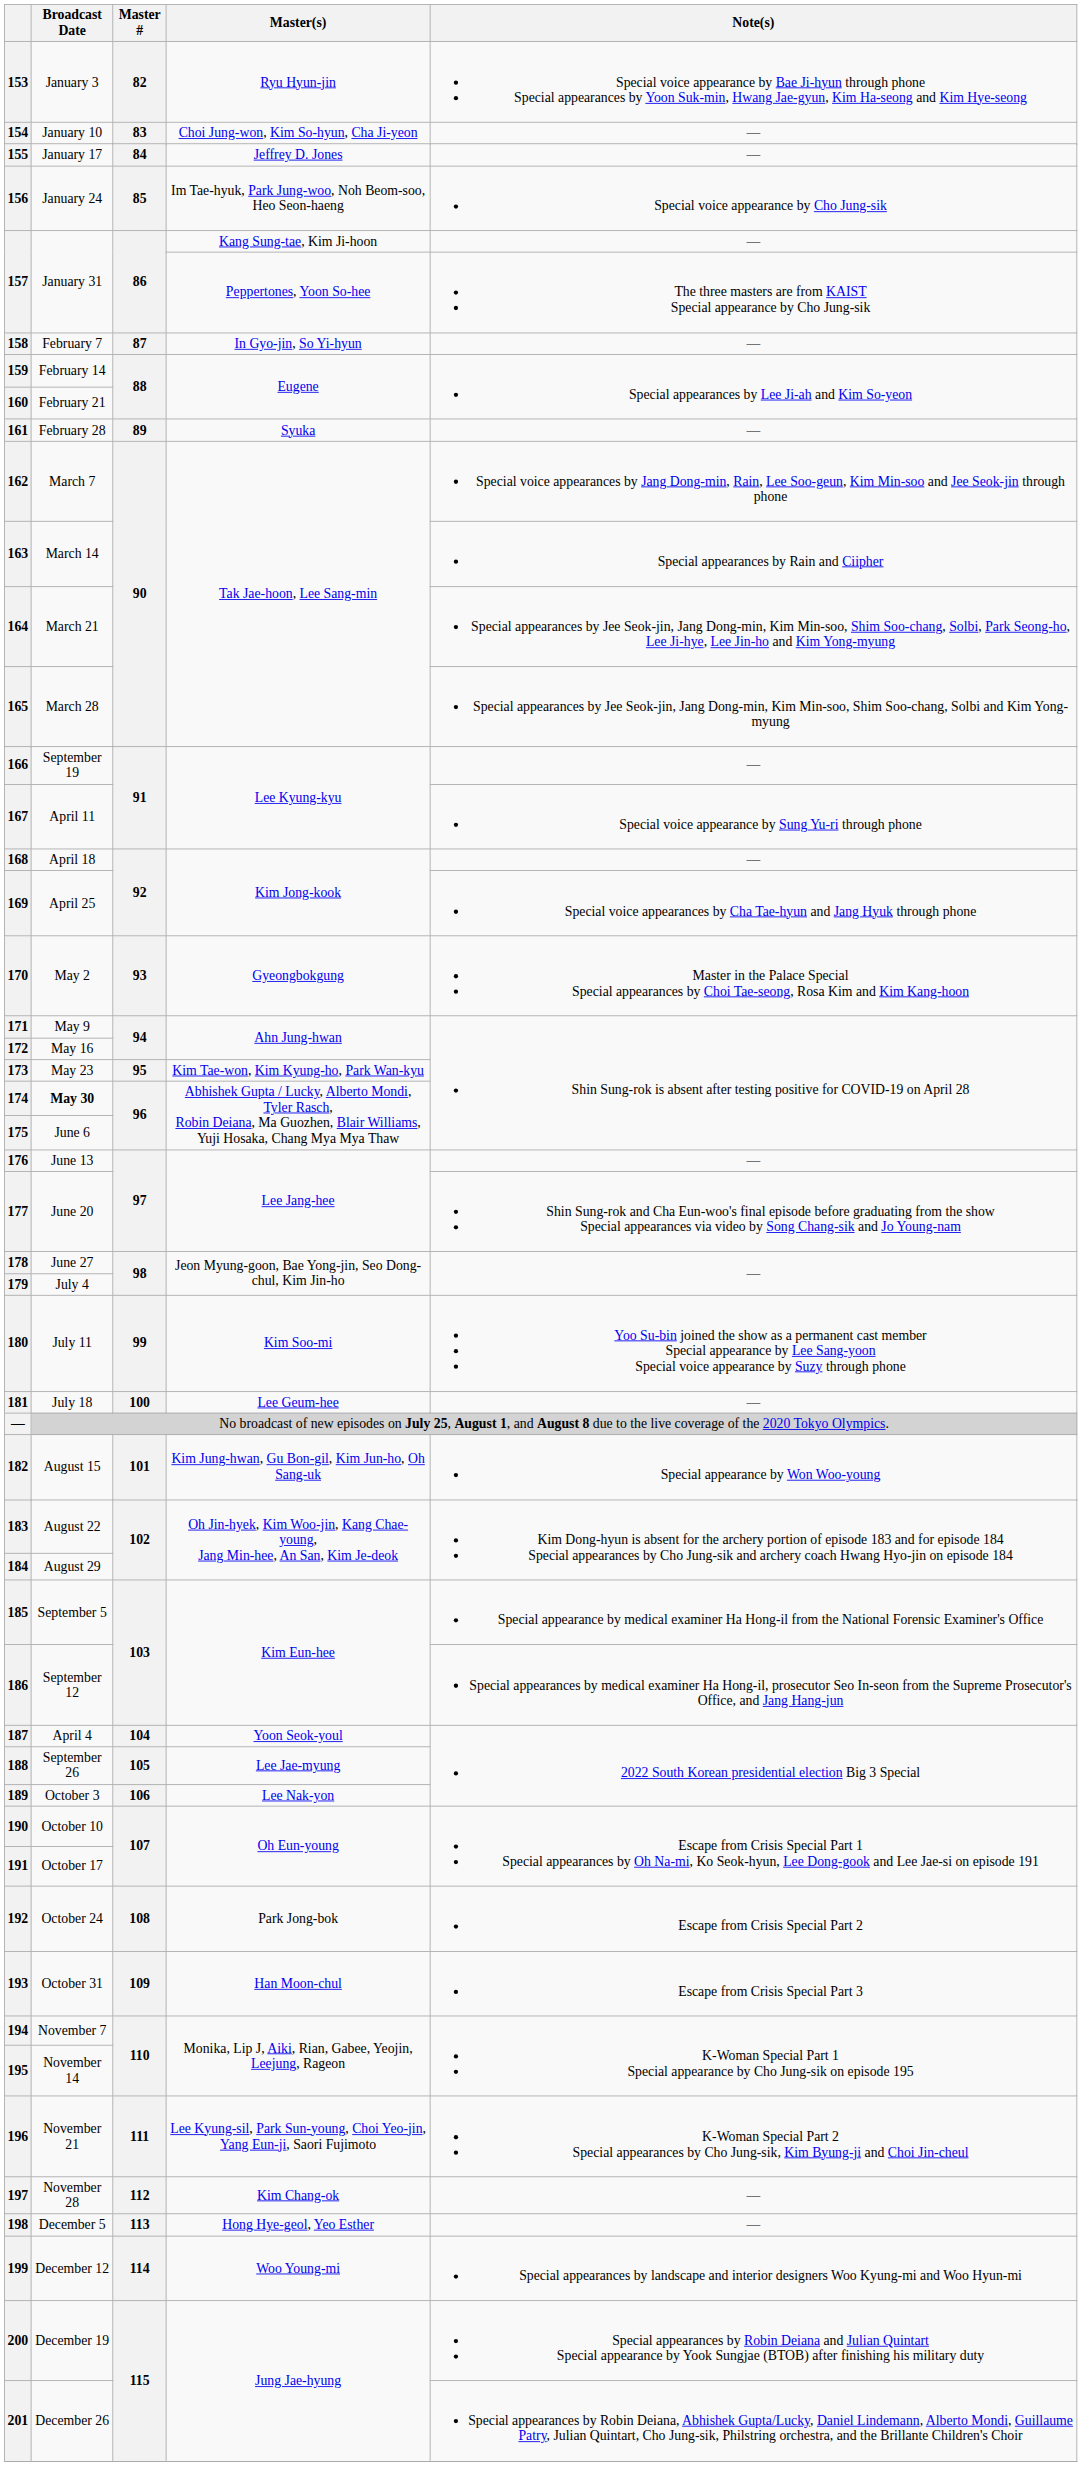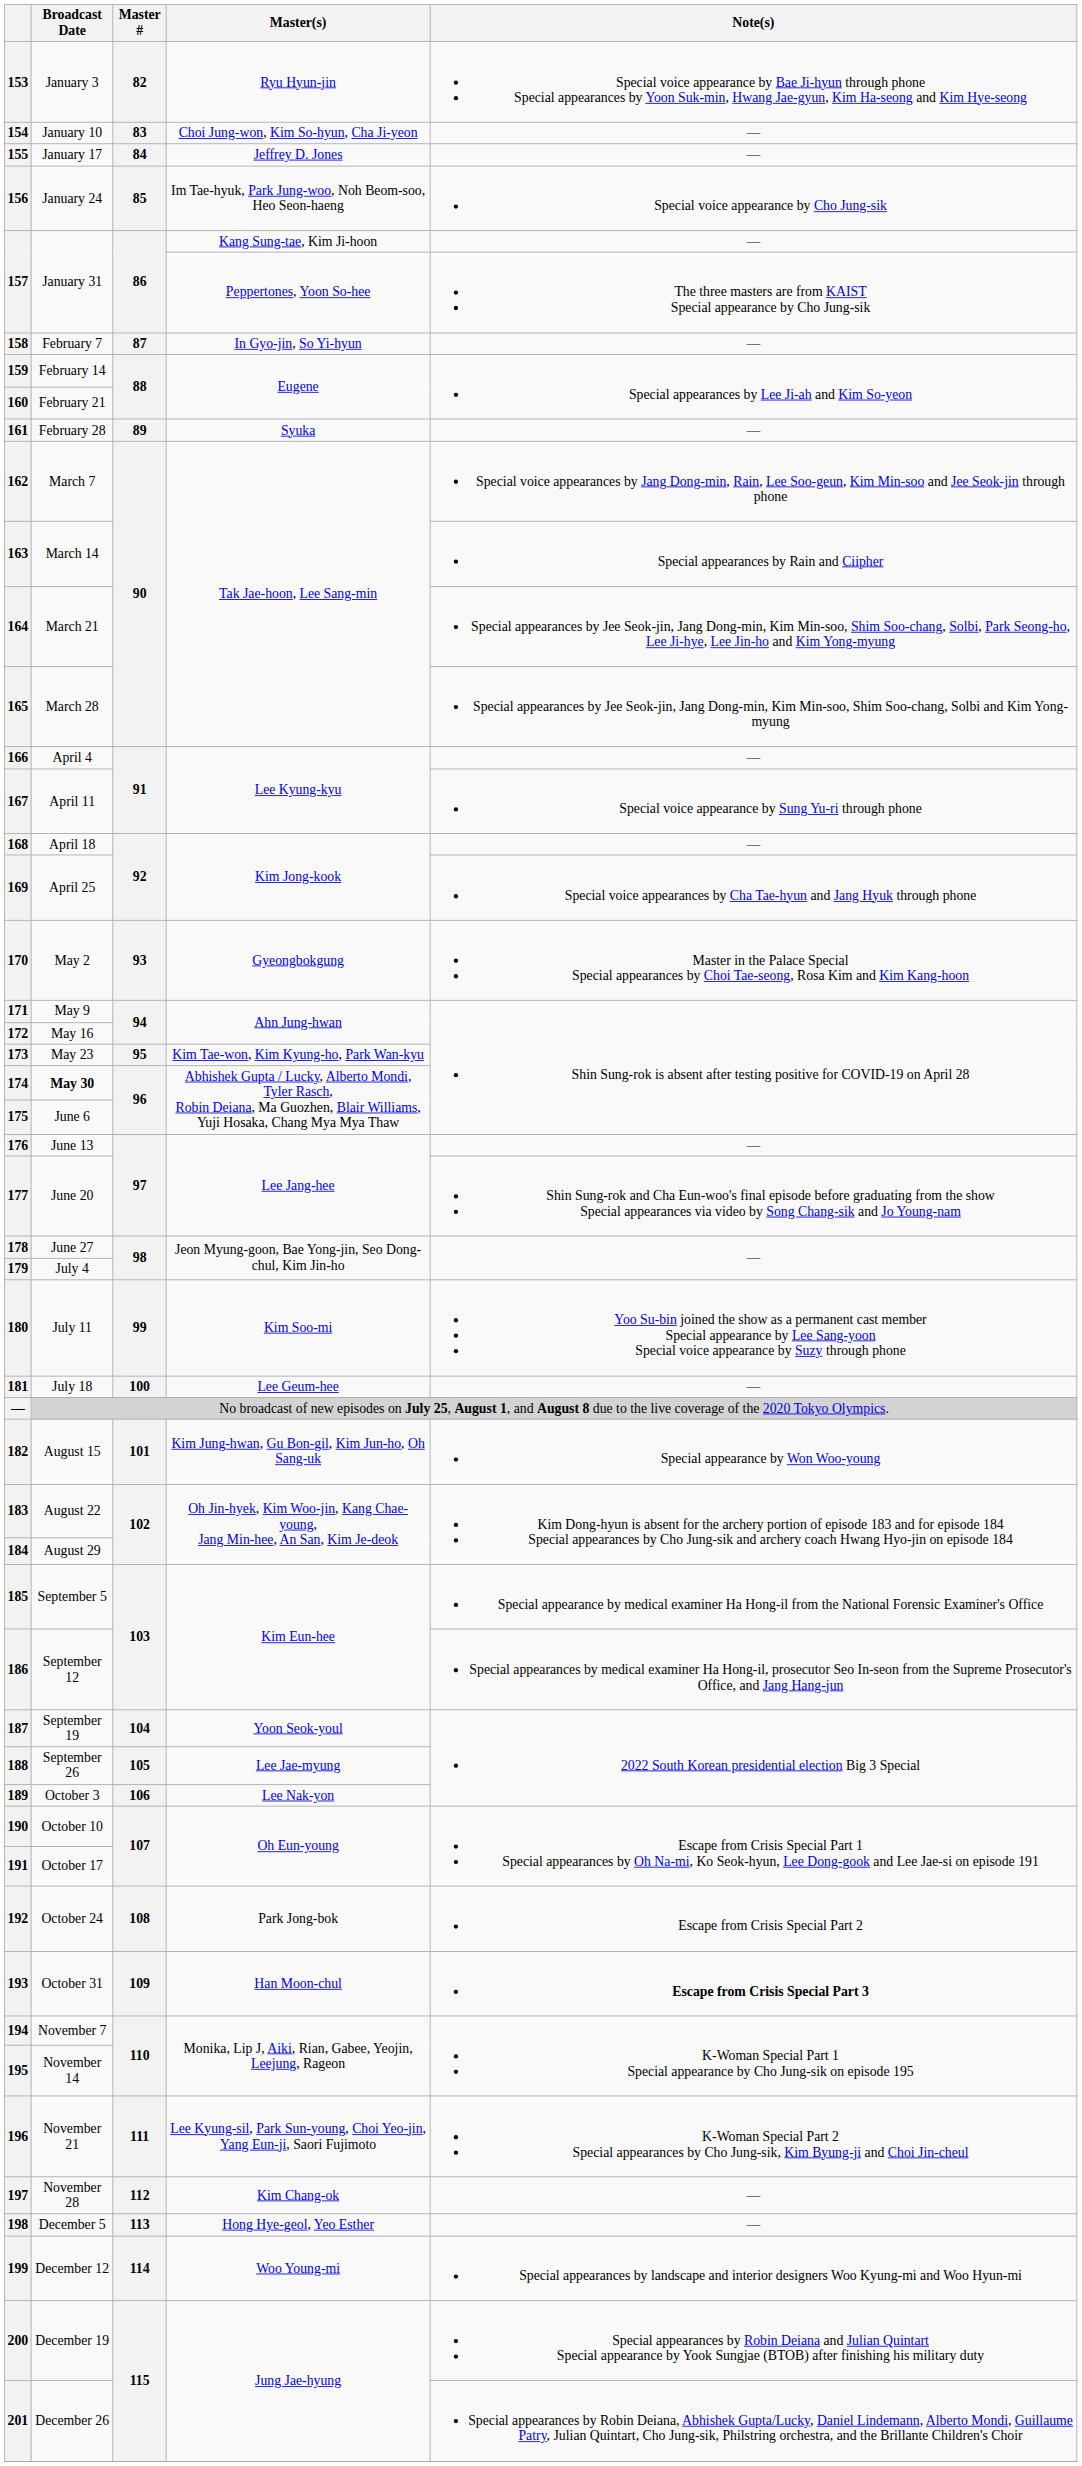(72, 765) September 19 -> (72, 757) April 4
(72, 1736) April 4 -> (72, 1728) September 19
(753, 1991) normal -> (753, 1991) bold
